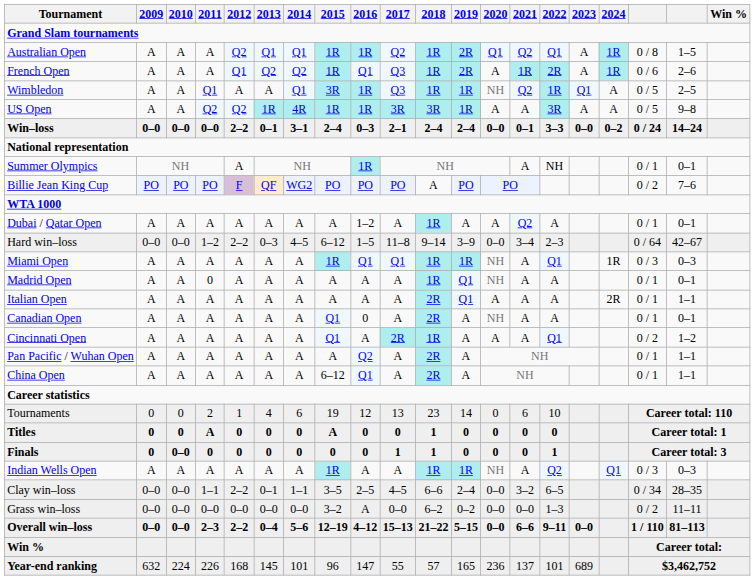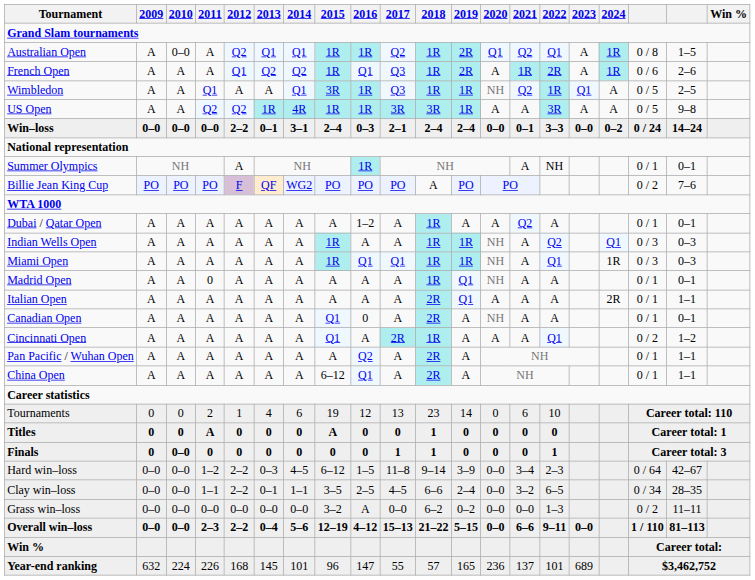(181, 52) A -> (181, 52) 0–0
rows swapped: (52, 470) <-> (42, 242)
